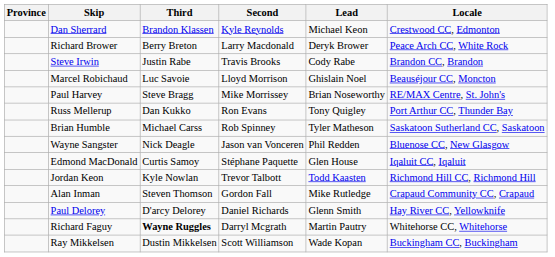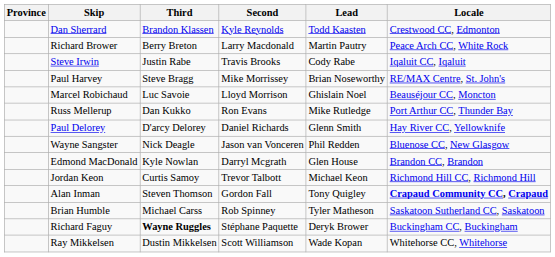(338, 29) Michael Keon -> (337, 29) Todd Kaasten
(338, 45) Deryk Brower -> (337, 45) Martin Pautry
(436, 62) Brandon CC, Brandon -> (428, 62) Iqaluit CC, Iqaluit
rows swapped: (89, 78) <-> (76, 95)
(337, 111) Tony Quigley -> (339, 111) Mike Rutledge
rows swapped: (78, 210) <-> (80, 128)
(171, 161) Curtis Samoy -> (170, 161) Kyle Nowlan
(260, 161) Stéphane Paquette -> (254, 161) Darryl Mcgrath
(428, 161) Iqaluit CC, Iqaluit -> (436, 161) Brandon CC, Brandon
(170, 177) Kyle Nowlan -> (171, 177) Curtis Samoy
(337, 177) Todd Kaasten -> (338, 177) Michael Keon
(339, 194) Mike Rutledge -> (337, 194) Tony Quigley
(462, 194) normal -> (469, 194) bold
(254, 227) Darryl Mcgrath -> (260, 227) Stéphane Paquette
(337, 227) Martin Pautry -> (338, 227) Deryk Brower
(448, 227) Whitehorse CC, Whitehorse -> (454, 227) Buckingham CC, Buckingham
(454, 243) Buckingham CC, Buckingham -> (448, 243) Whitehorse CC, Whitehorse
